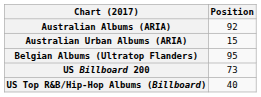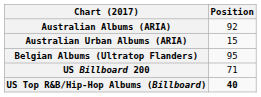(232, 70) 73 -> (232, 70) 71
(232, 85) normal -> (232, 85) bold
